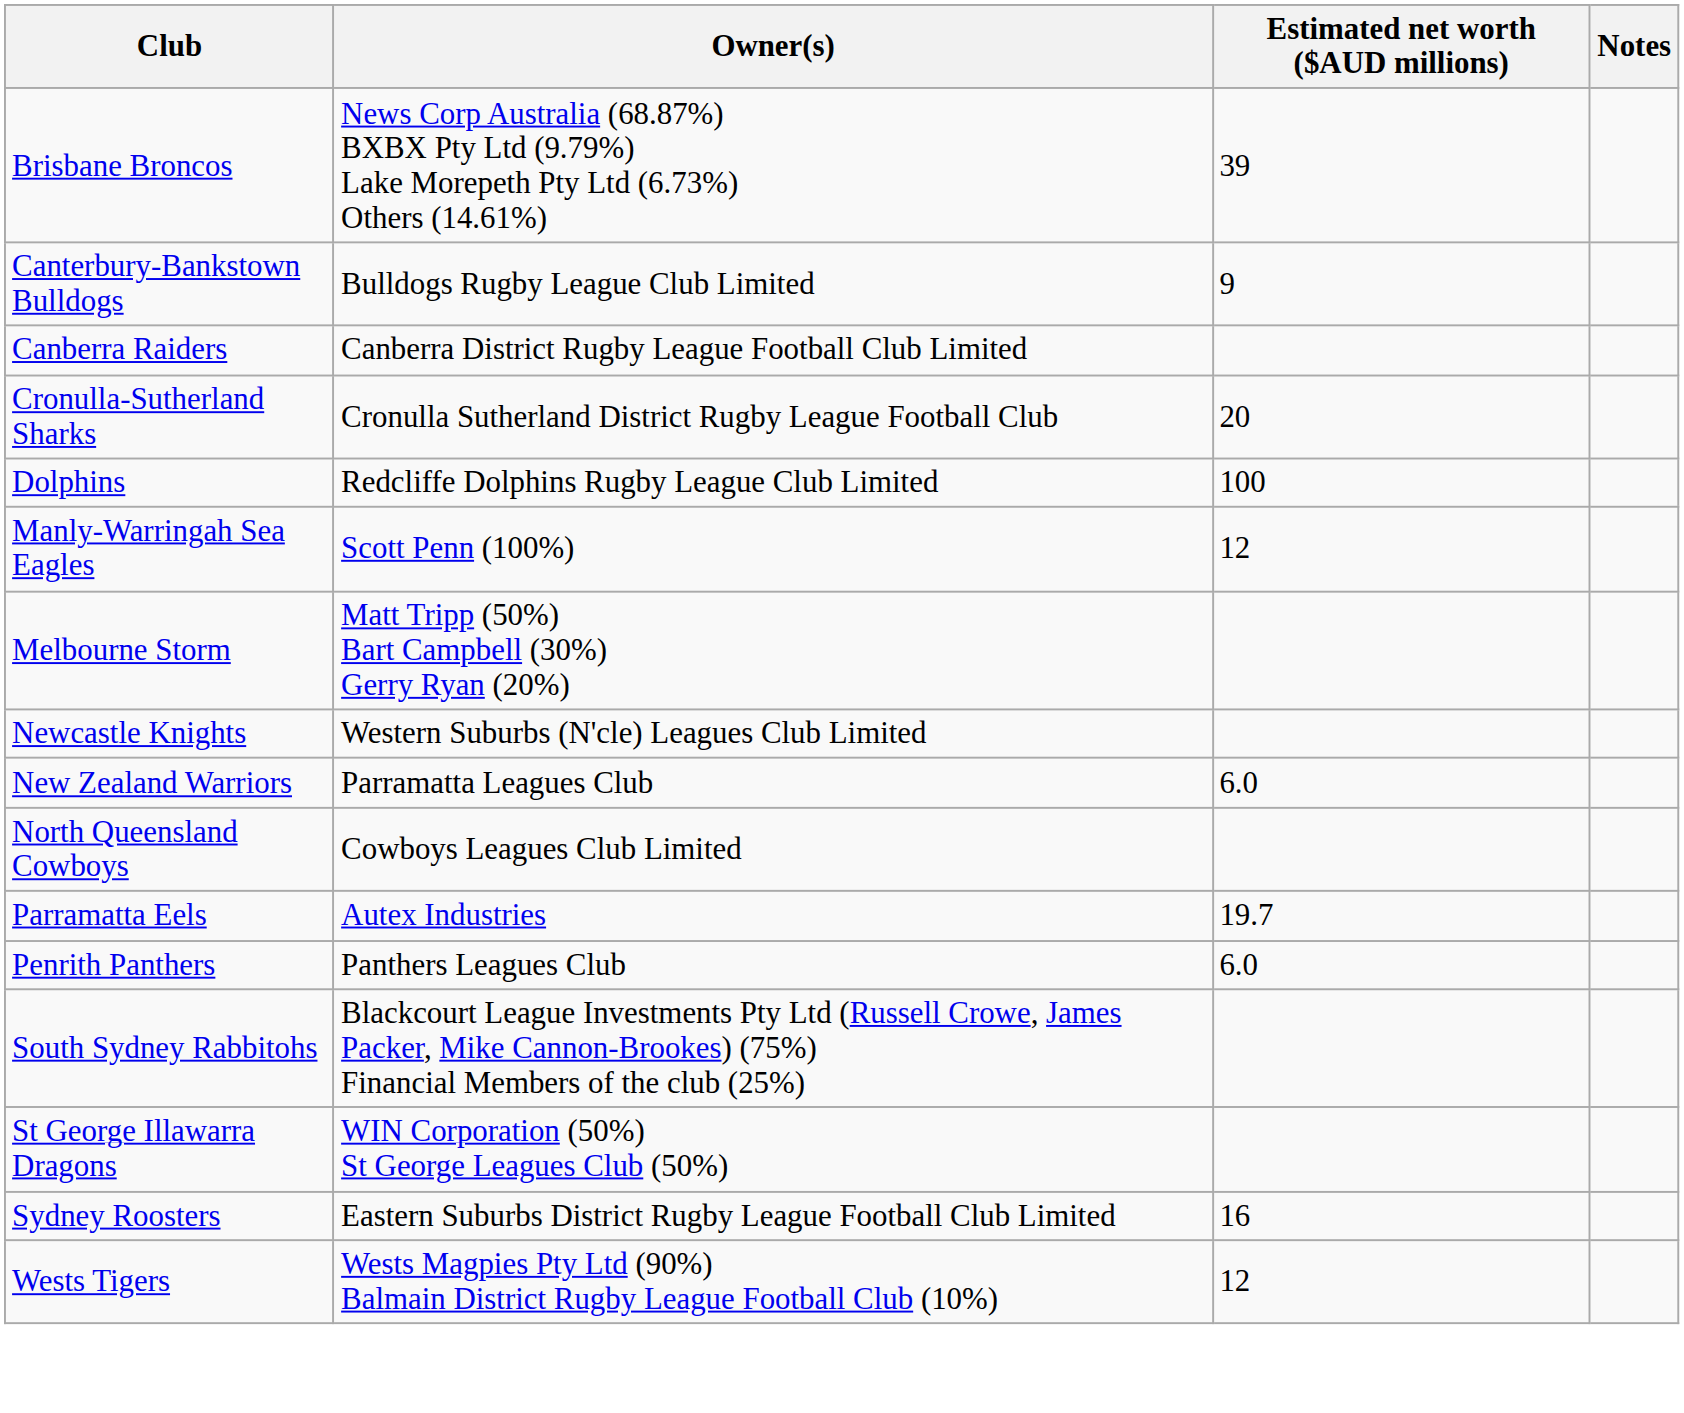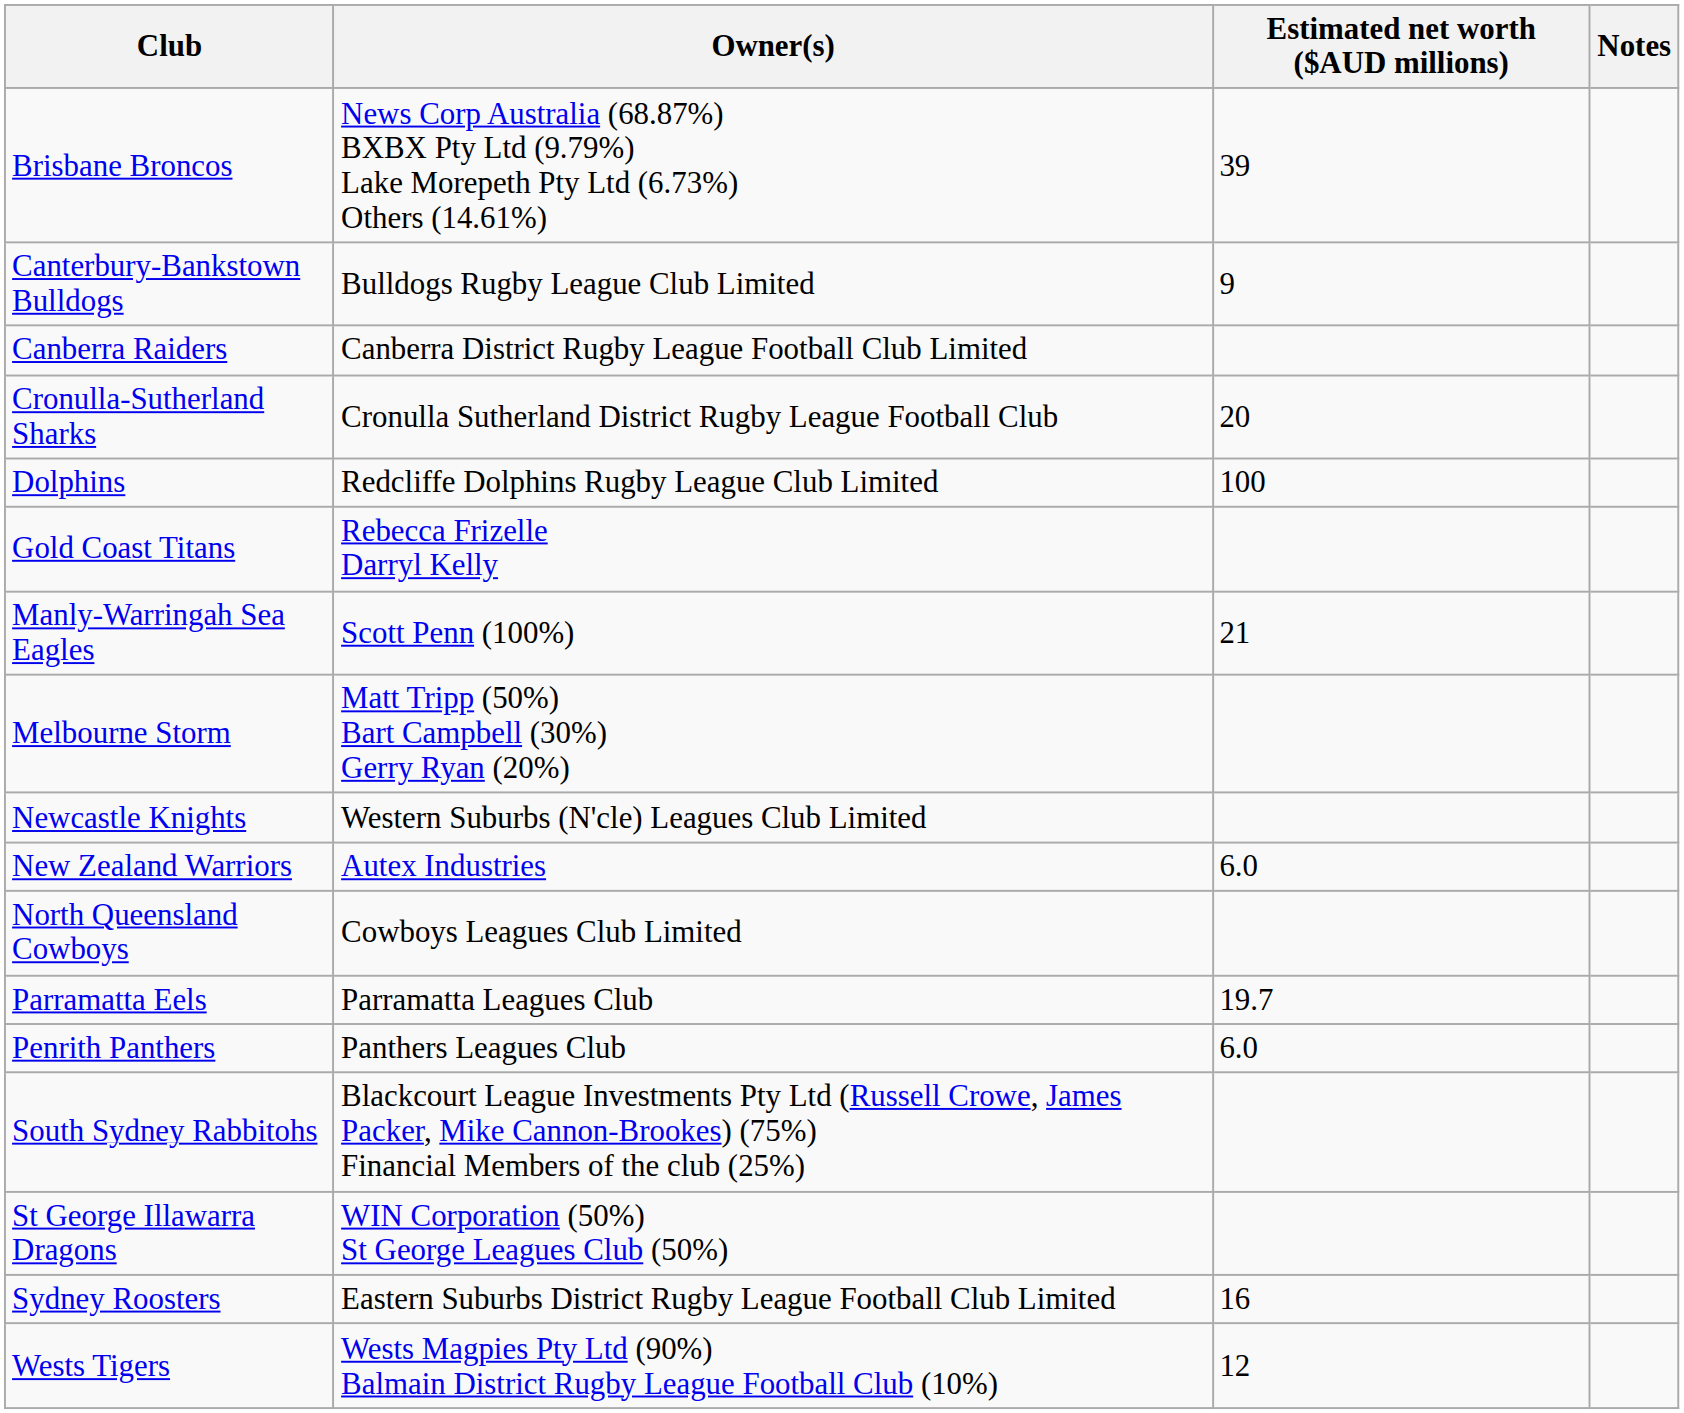+ row: (124, 548)
(1235, 548) 12 -> (1235, 632) 21
(497, 782) Parramatta Leagues Club -> (444, 866) Autex Industries
(444, 915) Autex Industries -> (497, 998) Parramatta Leagues Club
